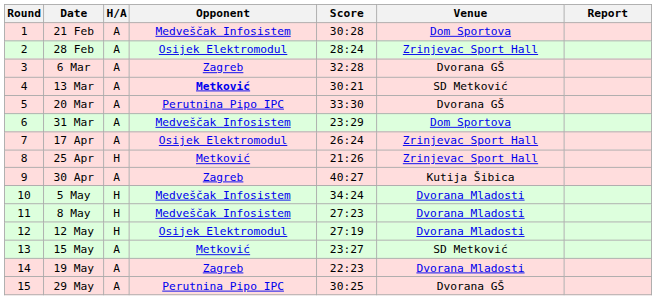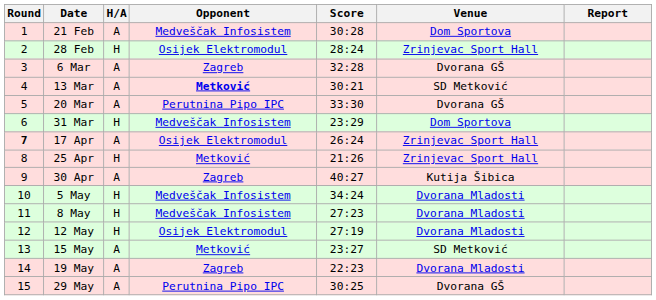(117, 50) A -> (117, 50) H
(117, 123) A -> (117, 123) H
(24, 141) normal -> (24, 141) bold
